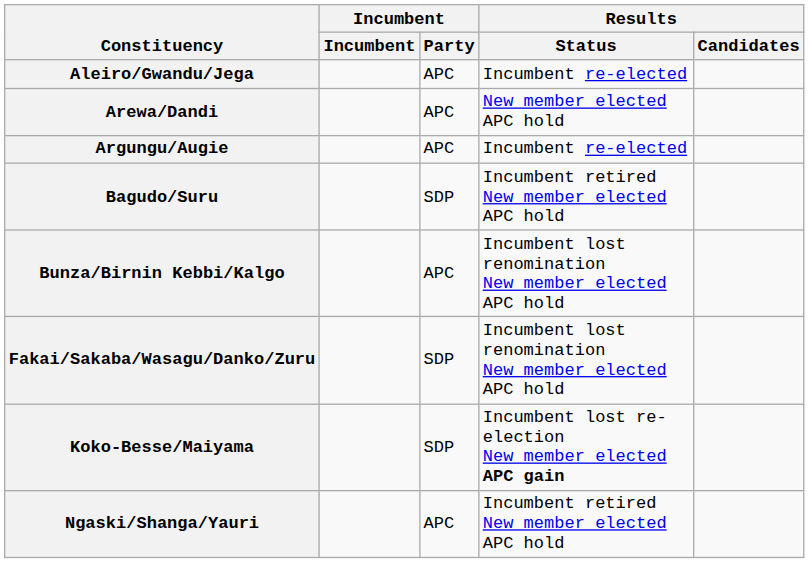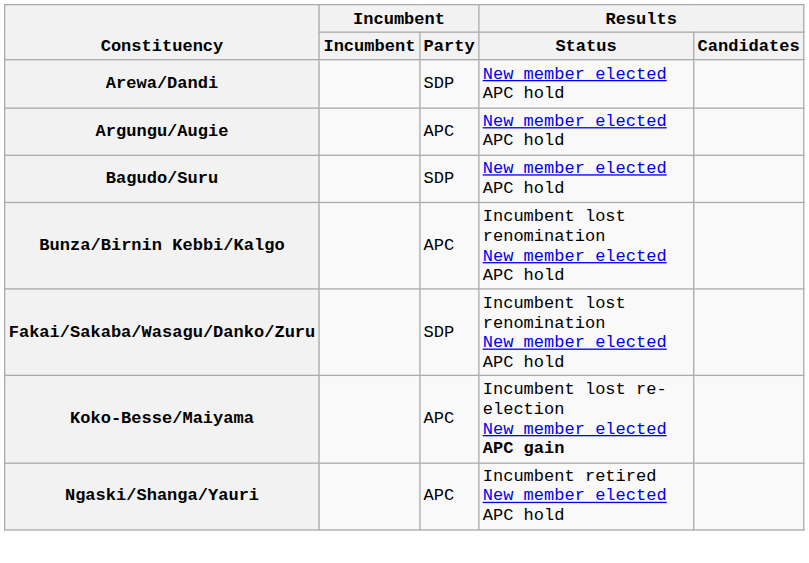- row: (162, 74)
(439, 112) APC -> (439, 84) SDP
(585, 149) Incumbent re-elected -> (575, 131) New member elected APC hold
(575, 197) Incumbent retired New member elected APC hold -> (575, 179) New member elected APC hold
(439, 447) SDP -> (439, 419) APC
